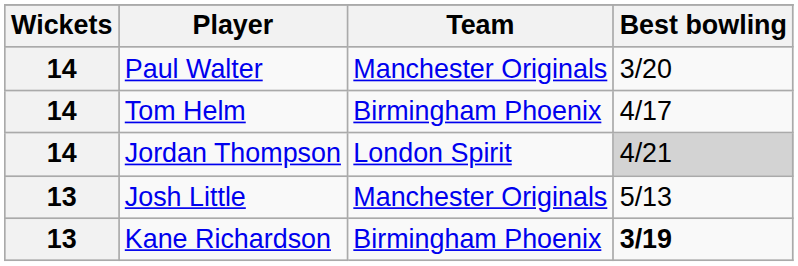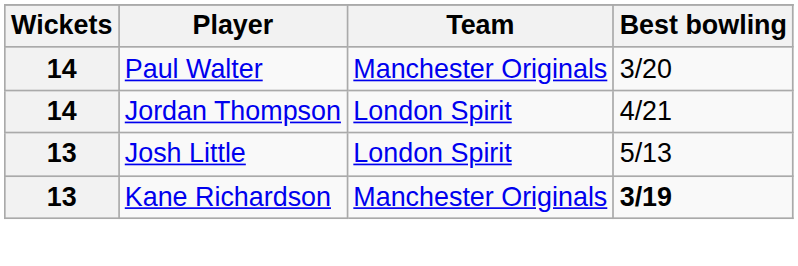- row: (185, 111)
(646, 153) lightgrey background -> (646, 111) no background
(480, 196) Manchester Originals -> (433, 153) London Spirit
(477, 238) Birmingham Phoenix -> (480, 196) Manchester Originals
